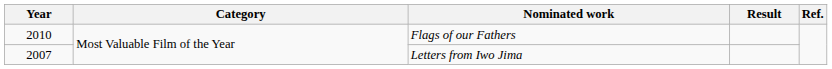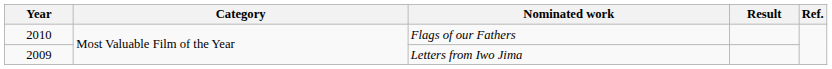(39, 54) 2007 -> (39, 54) 2009
